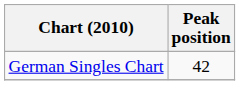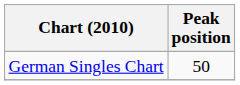(201, 65) 42 -> (201, 65) 50
